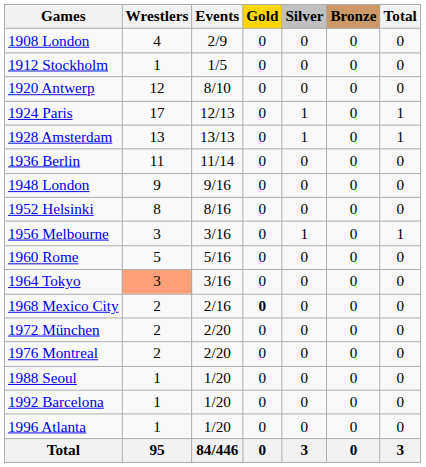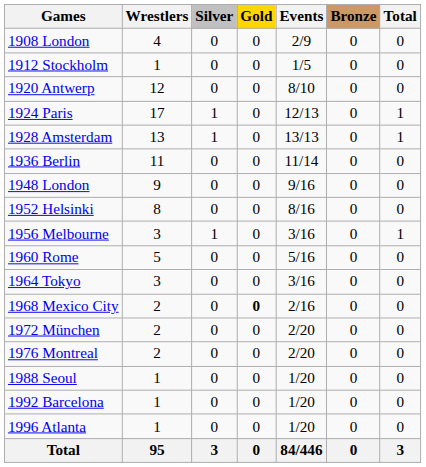columns swapped: (217, 16) <-> (304, 16)
(157, 281) lightsalmon background -> (157, 281) no background
